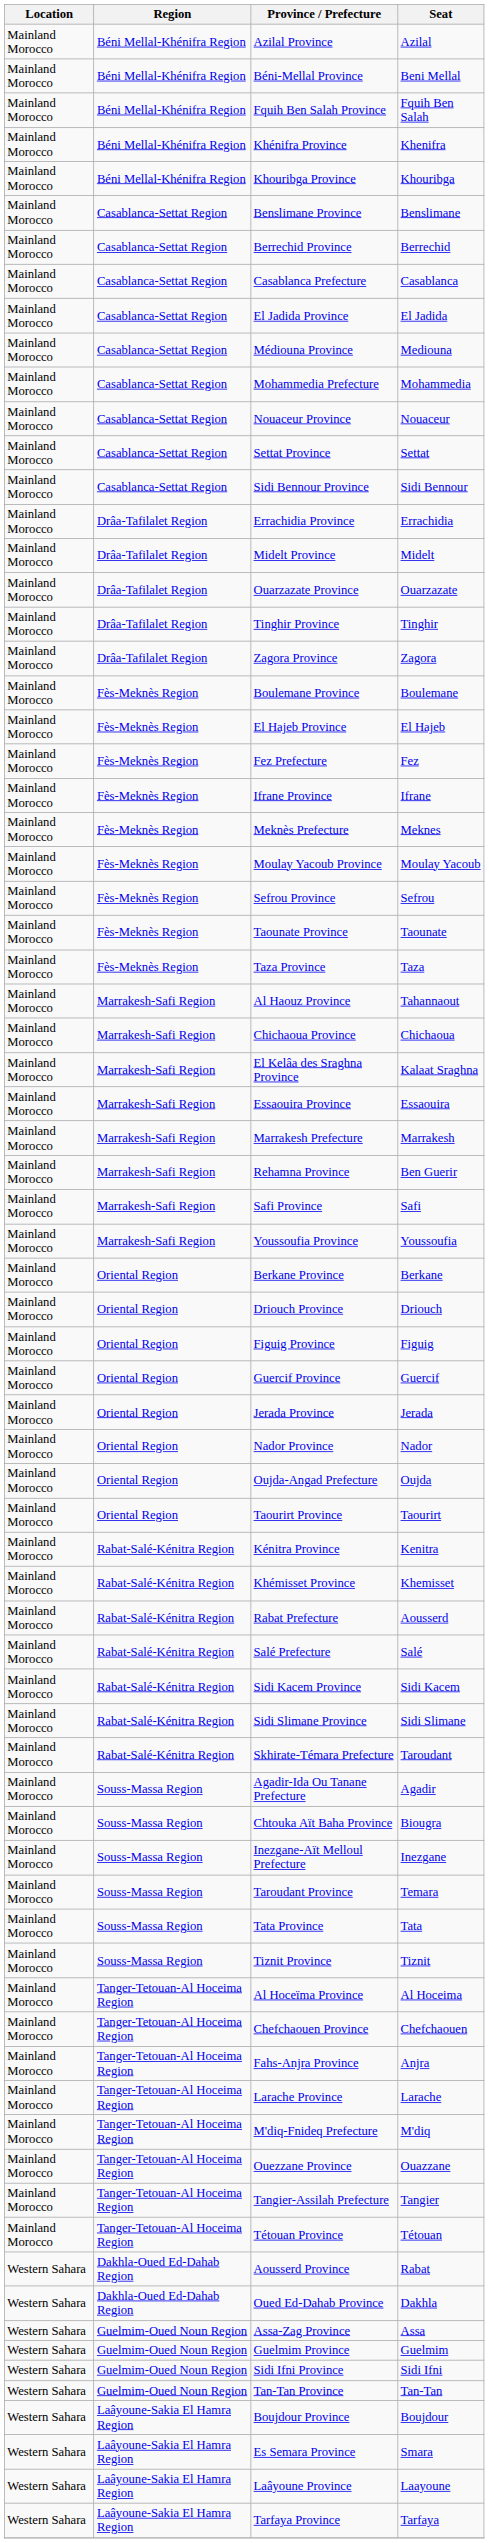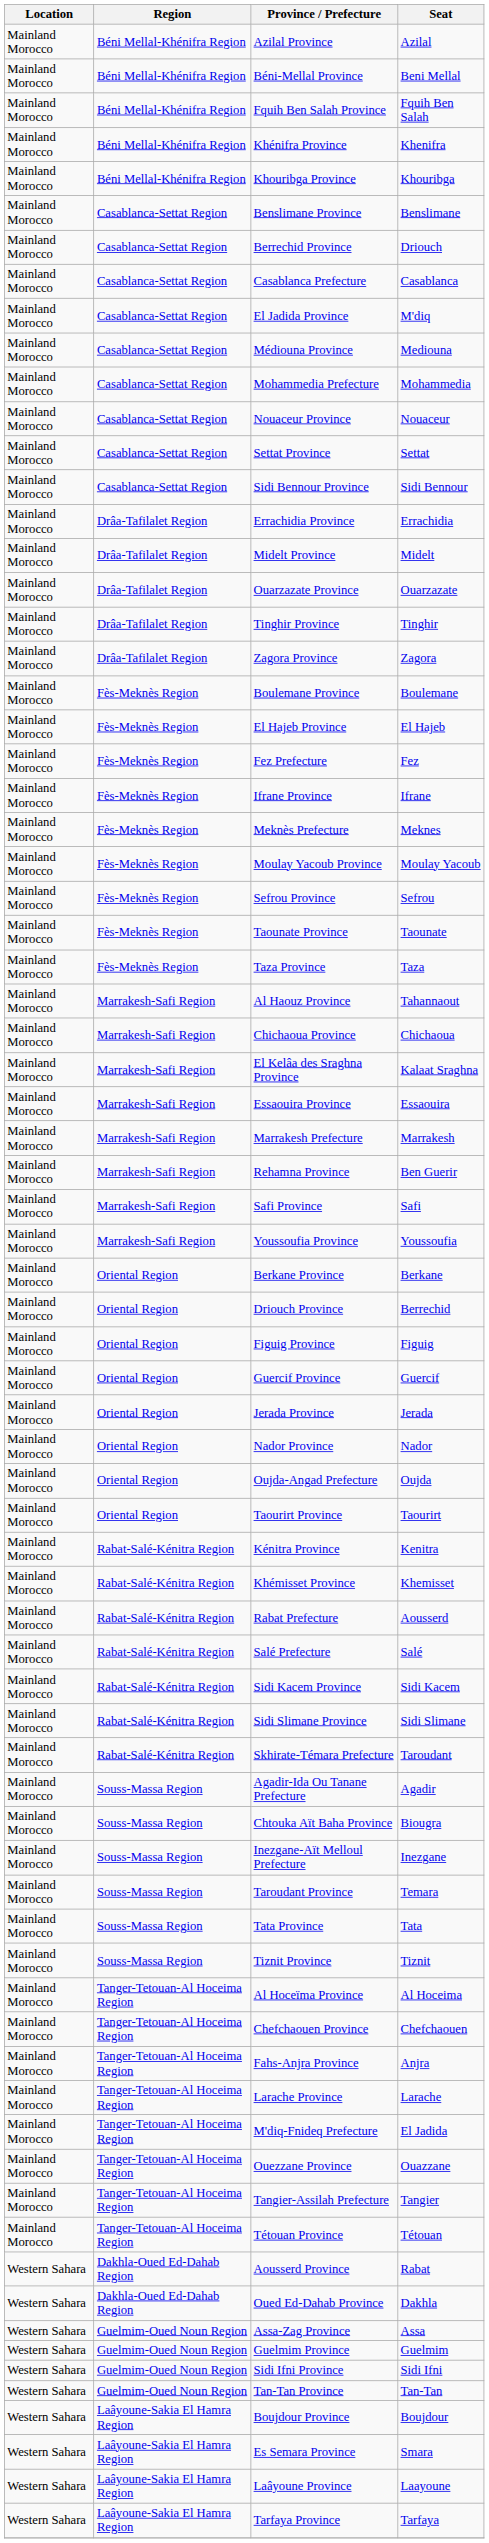(425, 247) Berrechid -> (421, 247) Driouch
(424, 315) El Jadida -> (415, 315) M'diq
(421, 1309) Driouch -> (425, 1309) Berrechid
(415, 2131) M'diq -> (424, 2131) El Jadida
